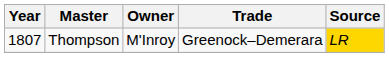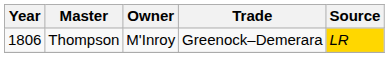(25, 40) 1807 -> (25, 40) 1806
